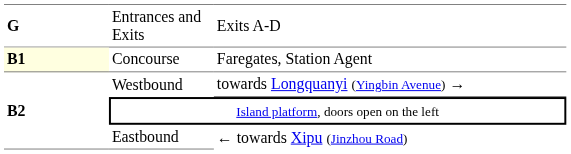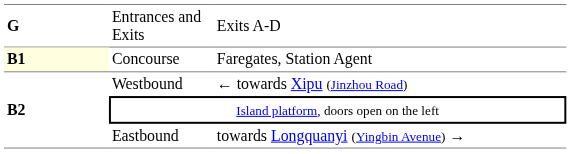(341, 84) towards Longquanyi (Yingbin Avenue) → -> (312, 84) ← towards Xipu (Jinzhou Road)
(312, 137) ← towards Xipu (Jinzhou Road) -> (341, 135) towards Longquanyi (Yingbin Avenue) →
